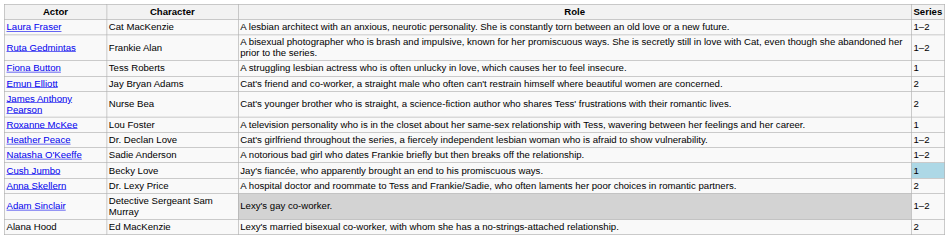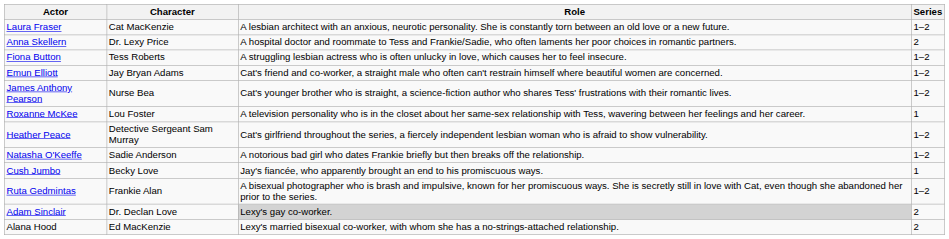rows swapped: (41, 47) <-> (36, 185)
(916, 68) 1 -> (921, 57) 1–2
(916, 83) 2 -> (921, 73) 1–2
(916, 104) 2 -> (921, 93) 1–2
(143, 140) Dr. Declan Love -> (161, 134) Detective Sergeant Sam Murray
(916, 170) lightblue background -> (916, 170) no background
(161, 206) Detective Sergeant Sam Murray -> (143, 211) Dr. Declan Love
(921, 206) 1–2 -> (916, 211) 2
